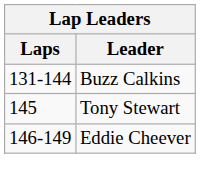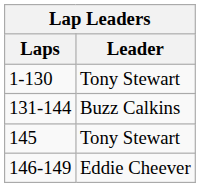+ row: (31, 78)
